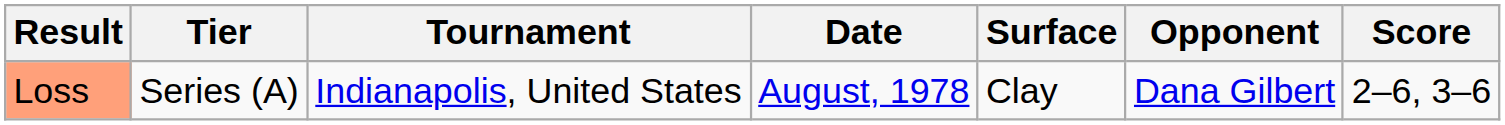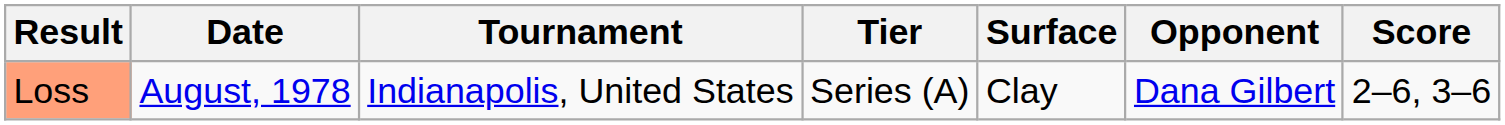columns swapped: (864, 32) <-> (219, 32)
